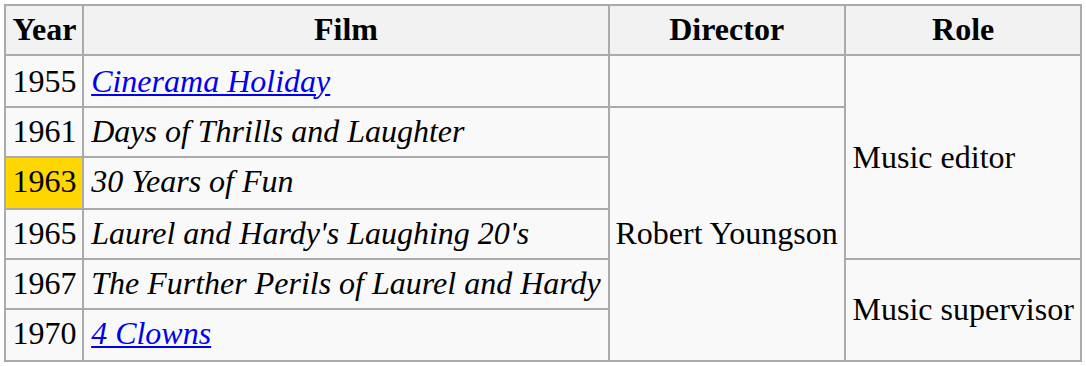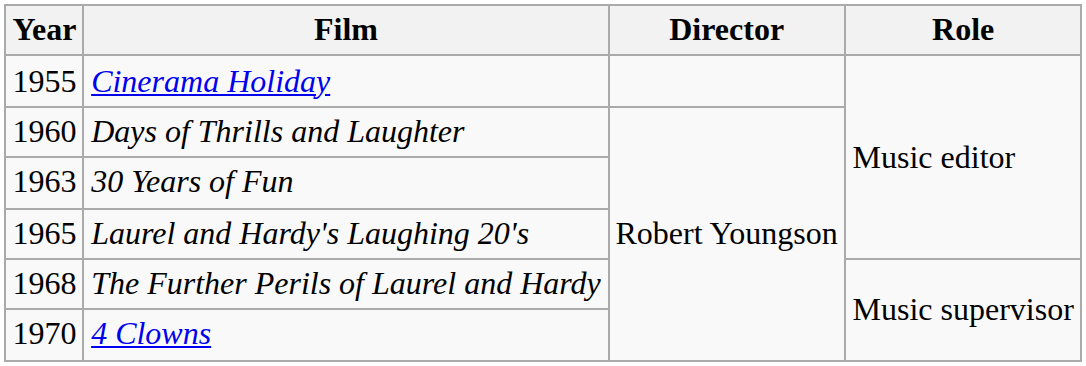(44, 131) 1961 -> (44, 131) 1960
(44, 182) gold background -> (44, 182) no background
(44, 283) 1967 -> (44, 283) 1968
